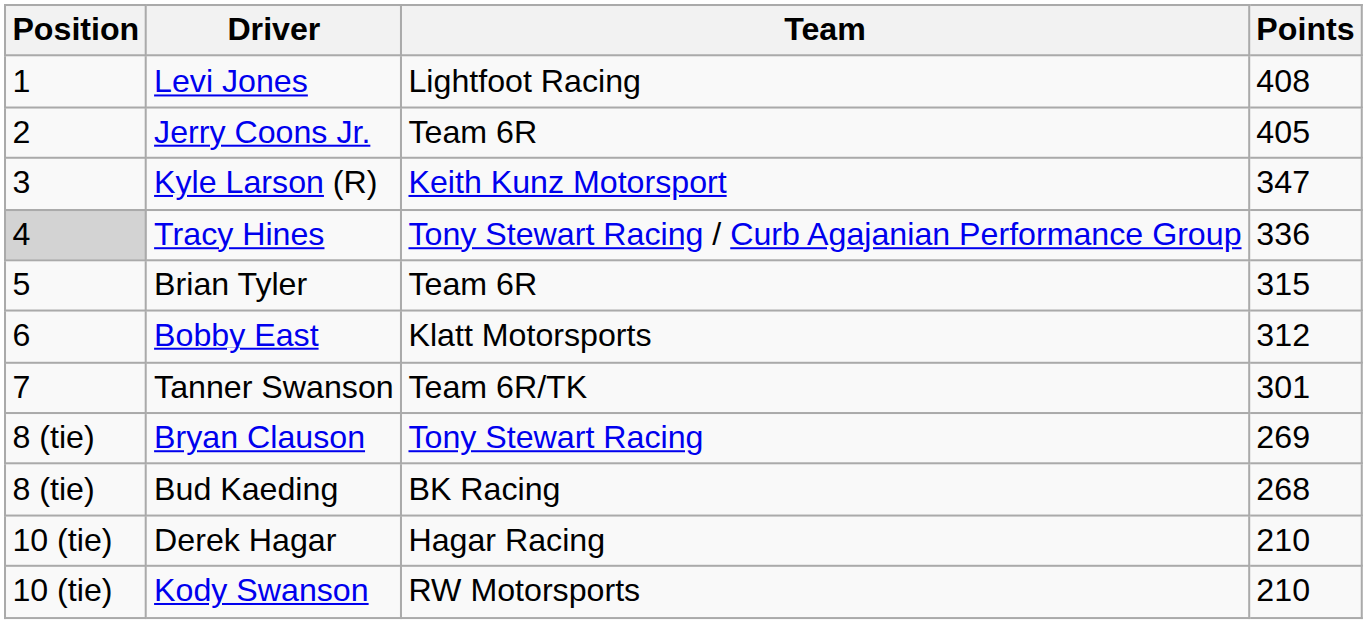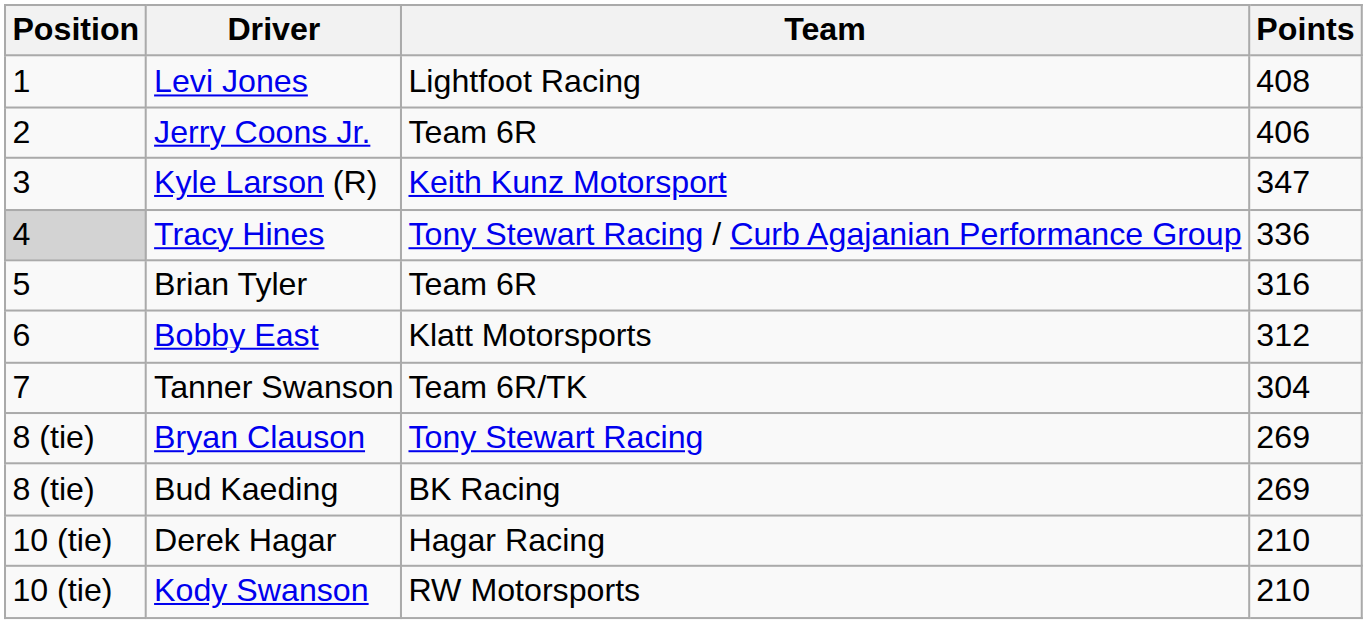(1283, 132) 405 -> (1283, 132) 406
(1283, 285) 315 -> (1283, 285) 316
(1283, 387) 301 -> (1283, 387) 304
(1283, 489) 268 -> (1283, 489) 269
